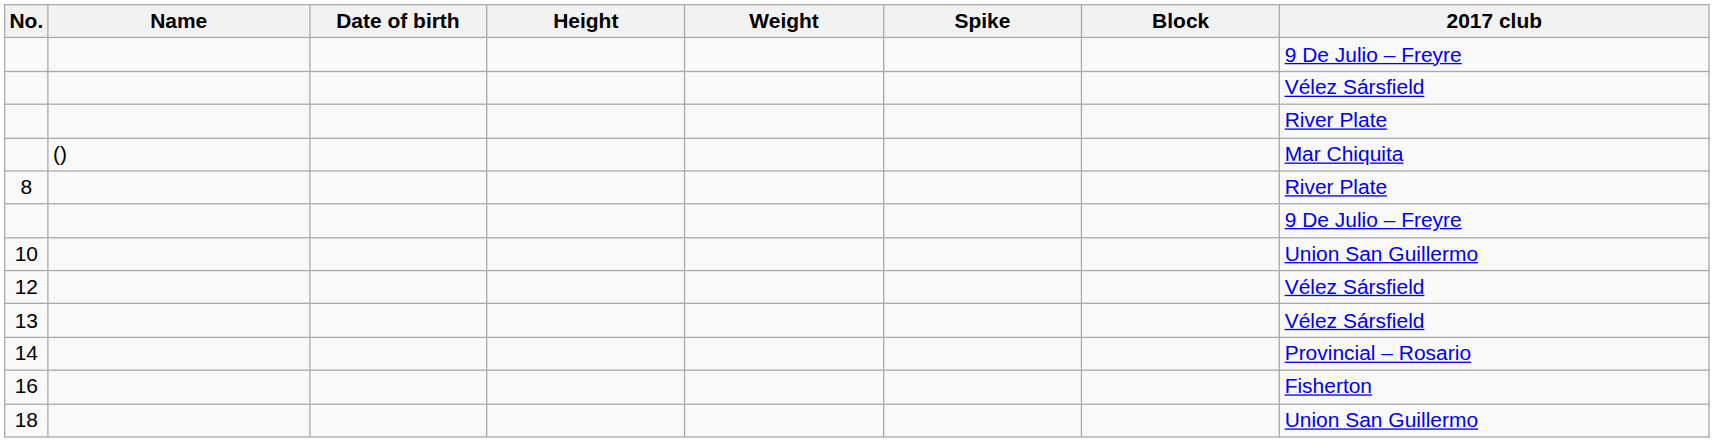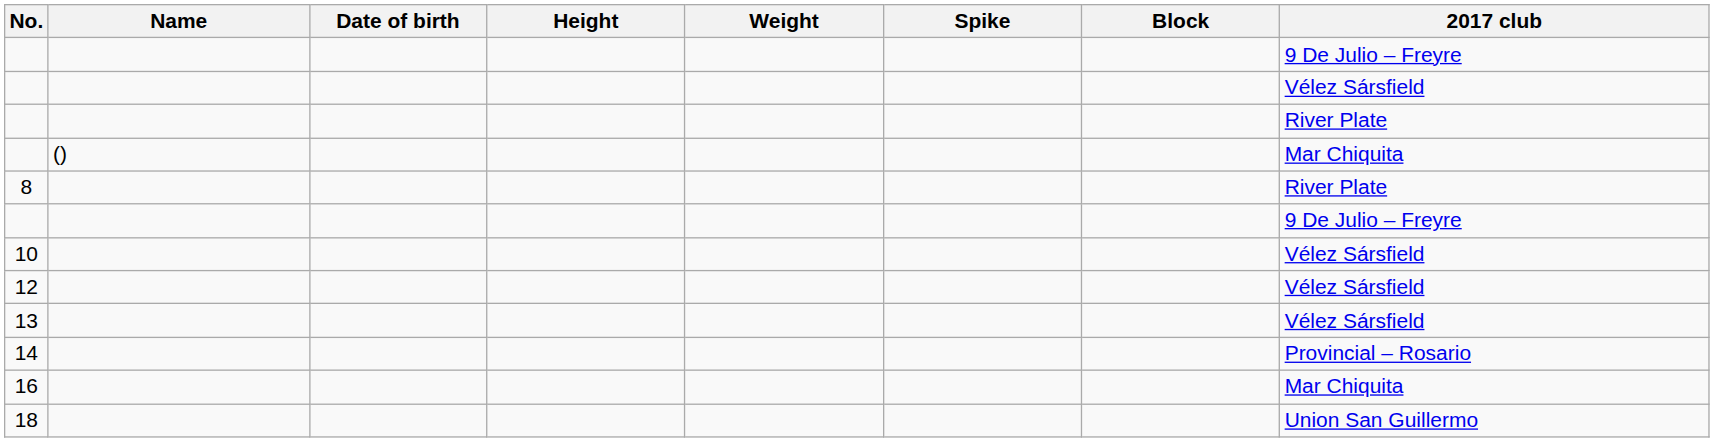(1381, 253) Union San Guillermo -> (1355, 253) Vélez Sársfield
(1328, 386) Fisherton -> (1344, 386) Mar Chiquita
